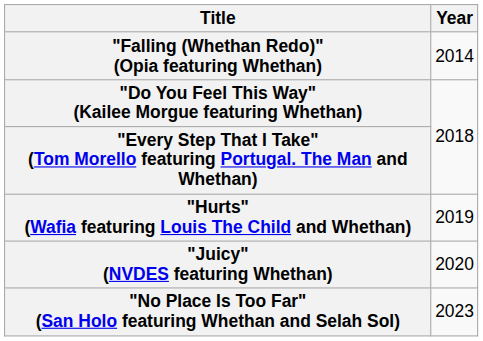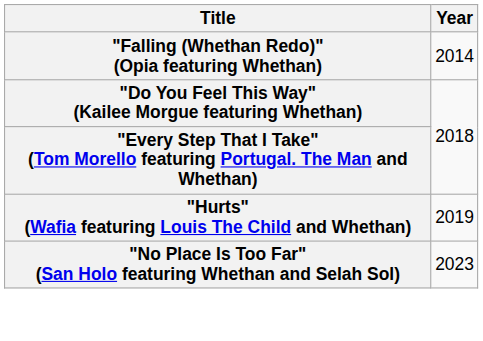- row: (218, 264)
